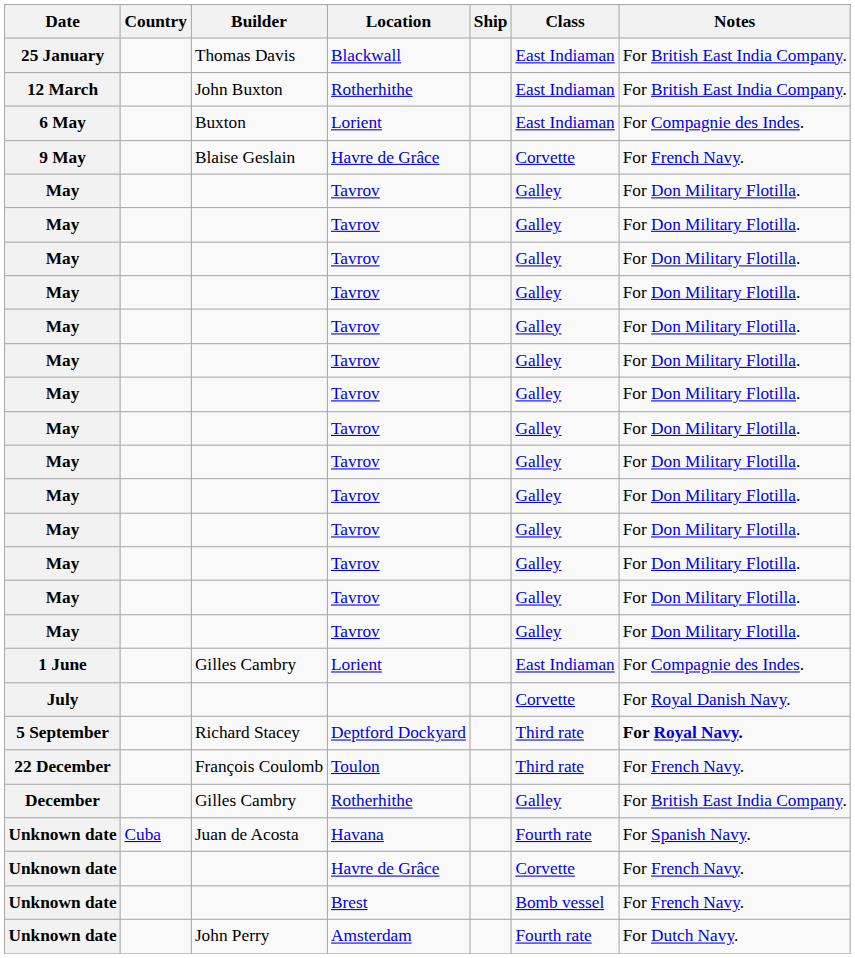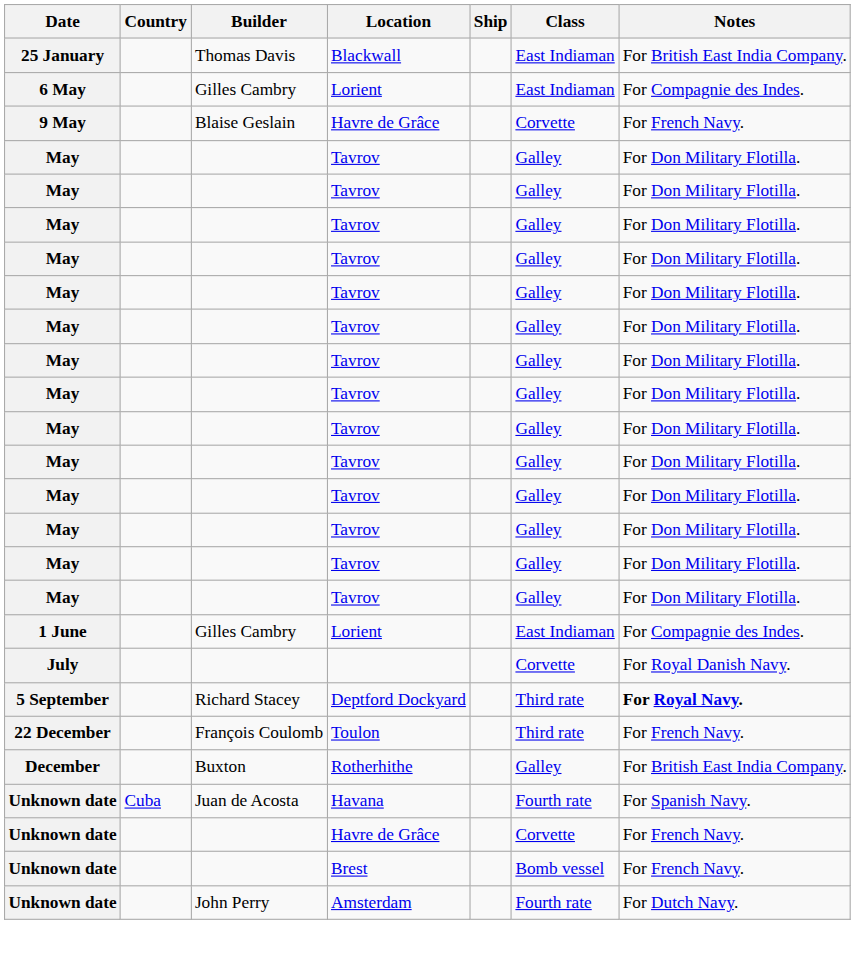- row: (63, 89)
(220, 123) Buxton -> (246, 89) Gilles Cambry
(246, 800) Gilles Cambry -> (220, 766) Buxton
